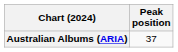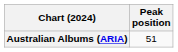(151, 39) 37 -> (151, 39) 51
